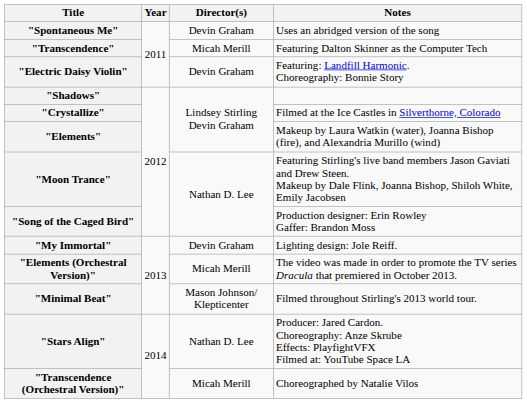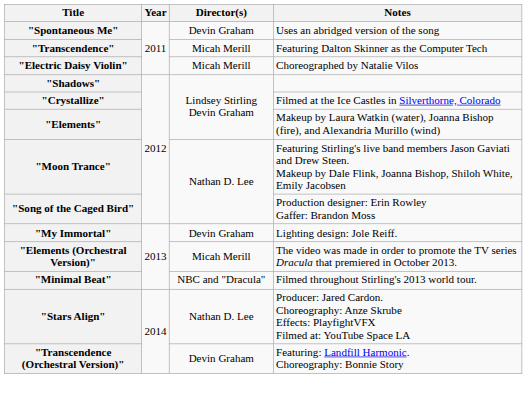(221, 71) Devin Graham -> (221, 65) Micah Merill
(343, 71) Featuring: Landfill Harmonic. Choreography: Bonnie Story -> (347, 65) Choreographed by Natalie Vilos
(221, 299) Mason Johnson/ Klepticenter -> (221, 280) NBC and "Dracula"
(221, 383) Micah Merill -> (221, 358) Devin Graham
(347, 383) Choreographed by Natalie Vilos -> (343, 358) Featuring: Landfill Harmonic. Choreography: Bonnie Story
